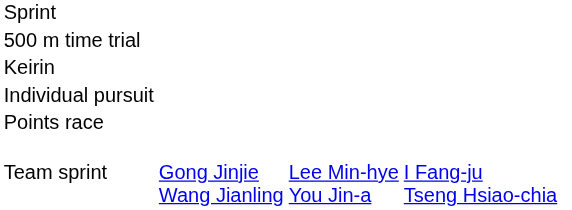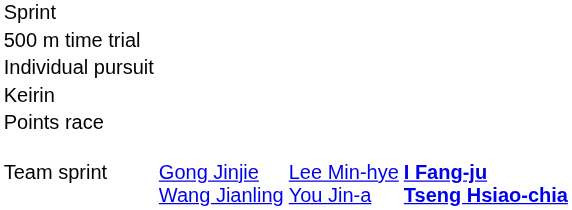rows swapped: (29, 67) <-> (79, 95)
(480, 184) normal -> (486, 184) bold
